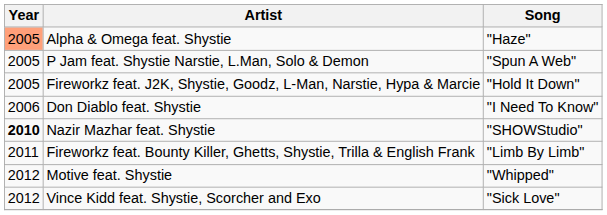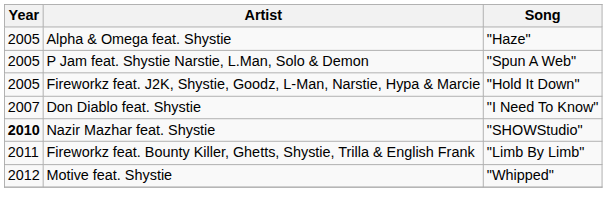(24, 38) lightsalmon background -> (24, 38) no background
(24, 107) 2006 -> (24, 107) 2007
- row: (184, 198)
